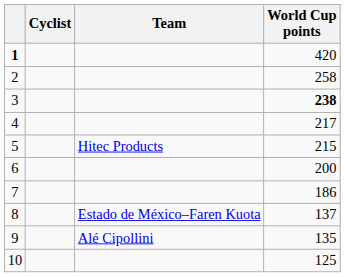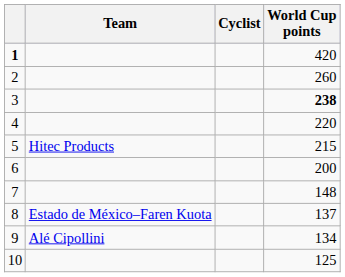columns swapped: (50, 24) <-> (169, 24)
(326, 77) 258 -> (326, 77) 260
(326, 123) 217 -> (326, 123) 220
(326, 191) 186 -> (326, 191) 148
(326, 237) 135 -> (326, 237) 134
